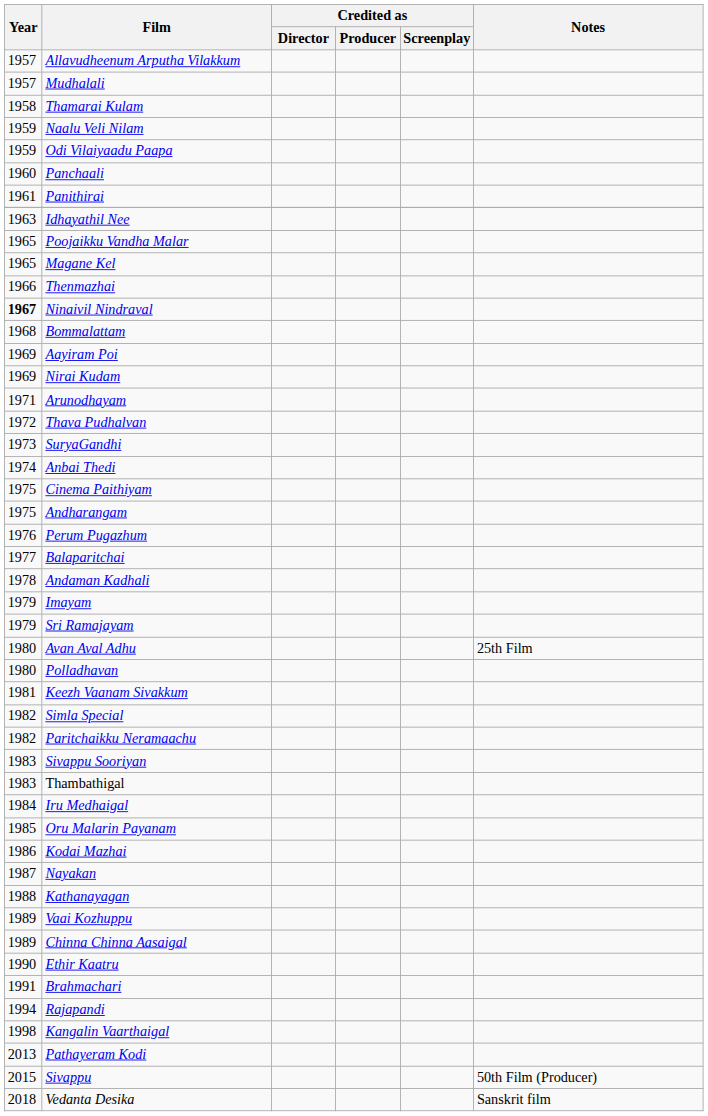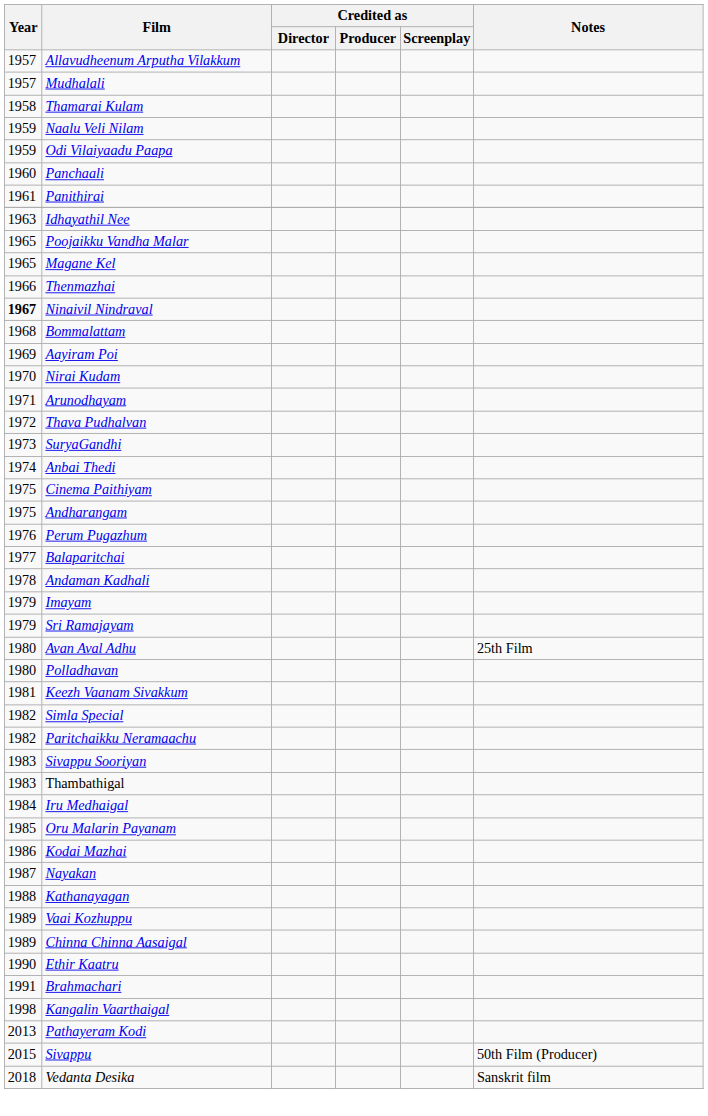(22, 377) 1969 -> (22, 377) 1970
- row: (75, 1009)
